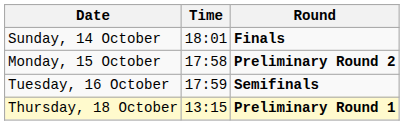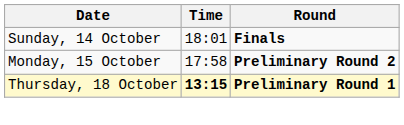- row: (89, 85)
(206, 108) normal -> (206, 85) bold
